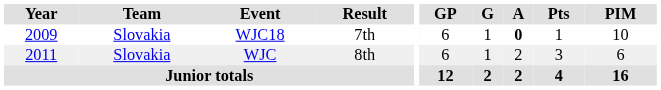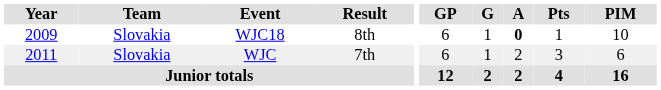(365, 34) 7th -> (365, 34) 8th
(365, 54) 8th -> (365, 54) 7th
